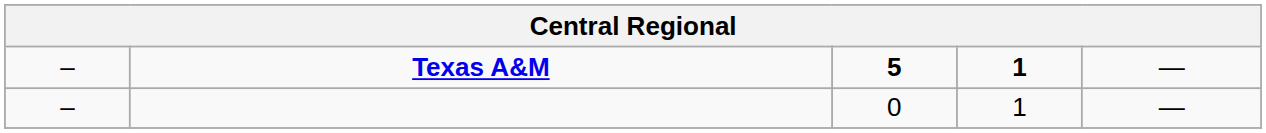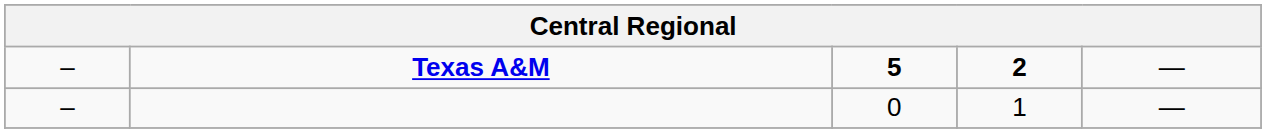(1019, 67) 1 -> (1019, 67) 2
